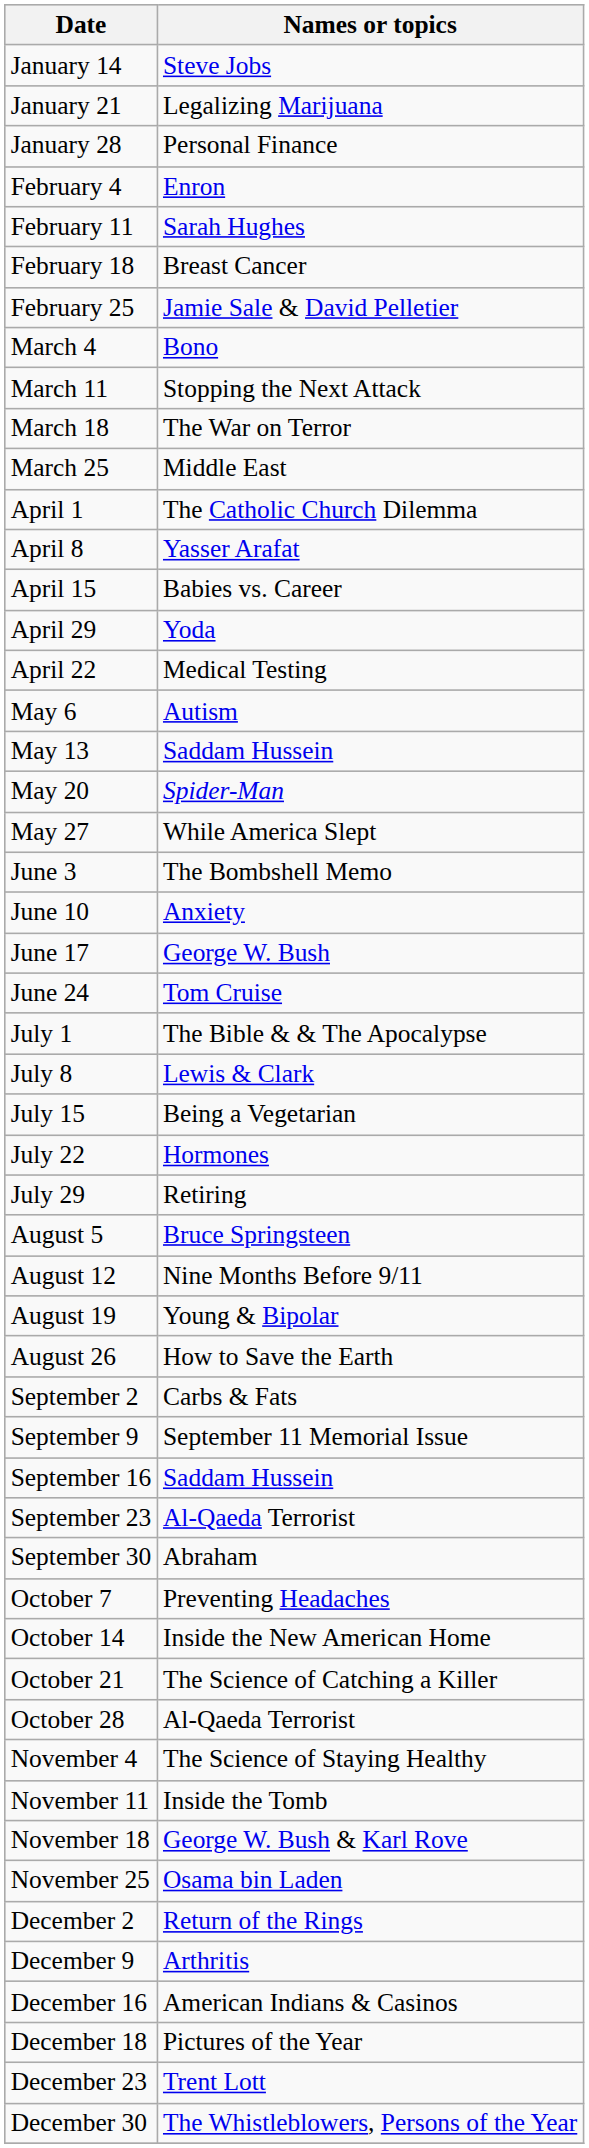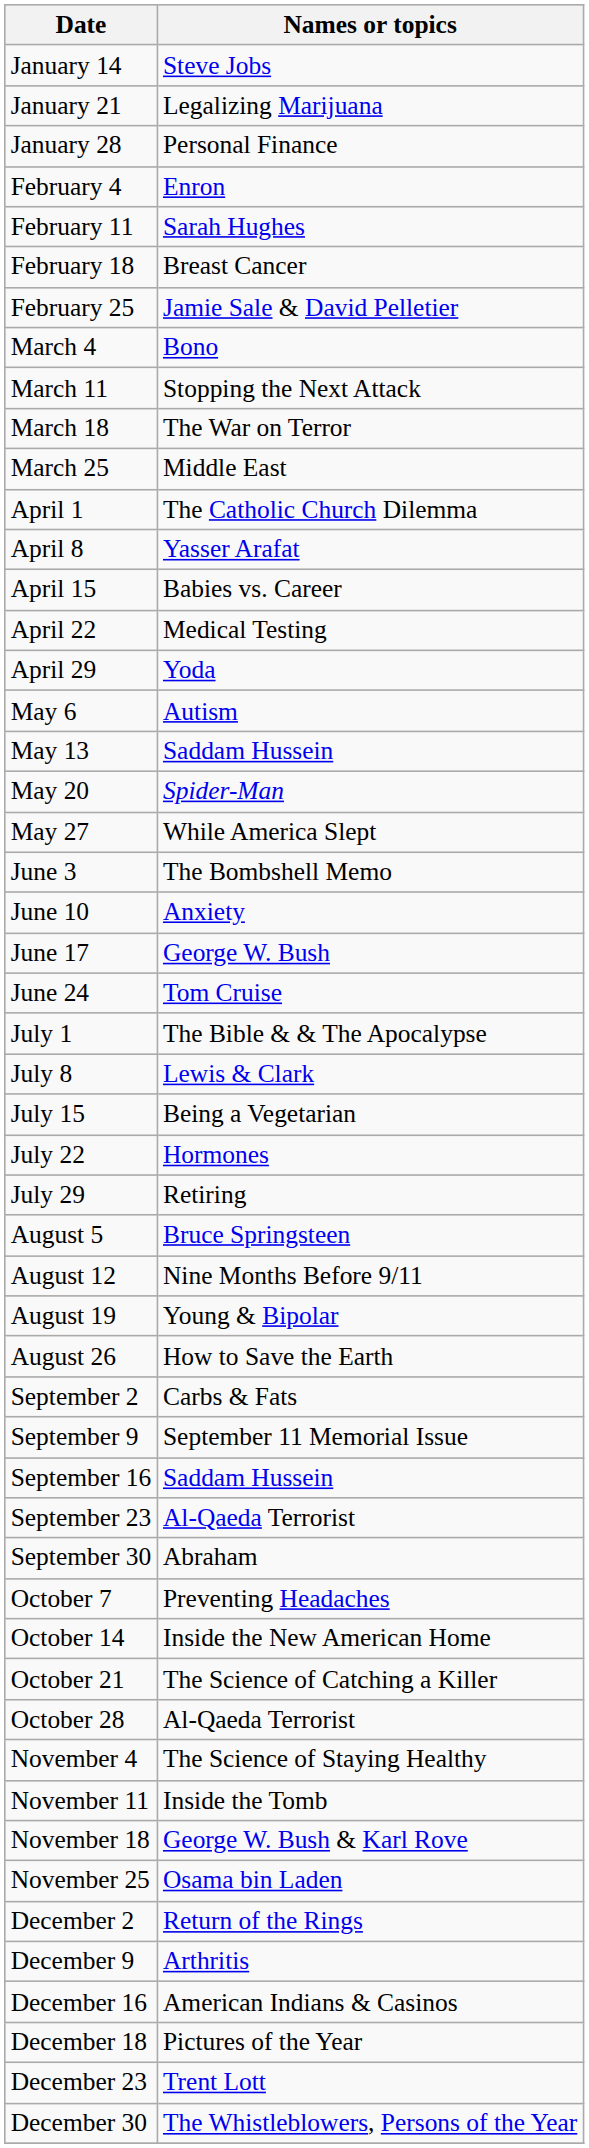rows swapped: (53, 670) <-> (53, 629)
